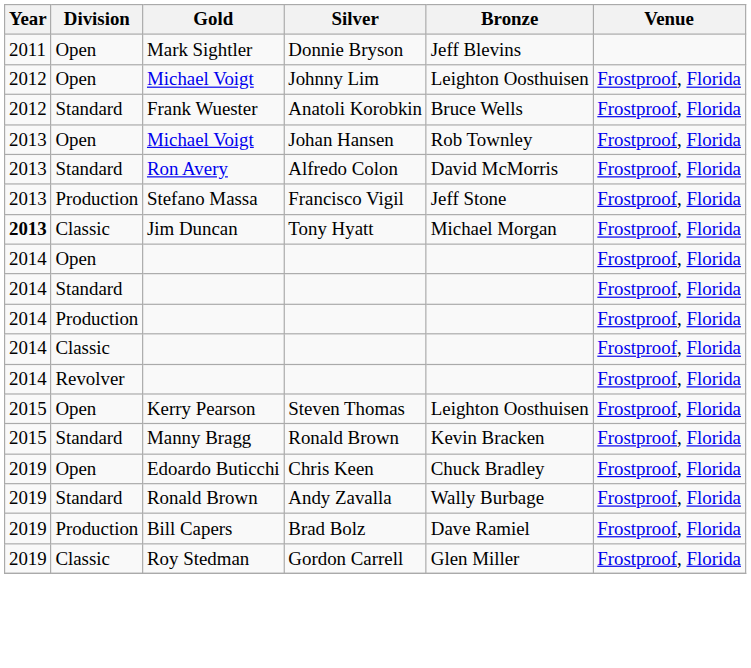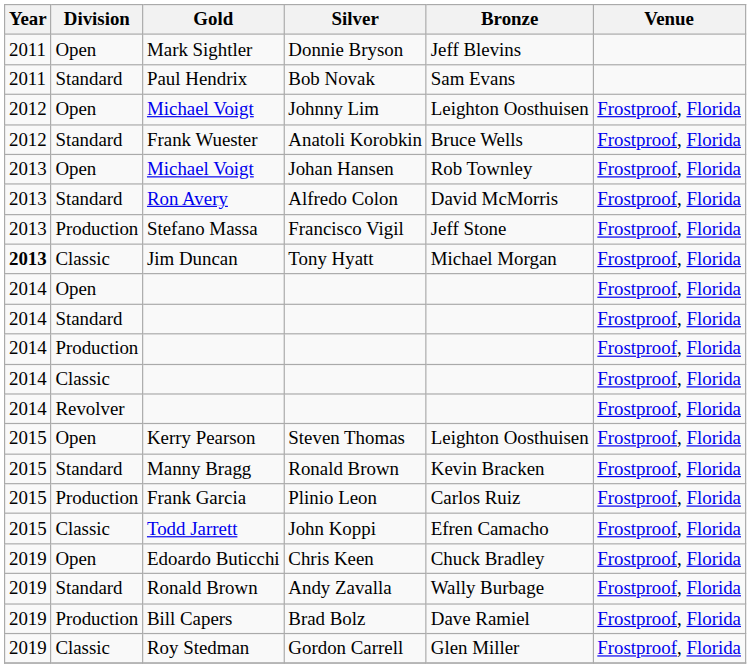+ row: (89, 79)
+ row: (97, 498)
+ row: (83, 528)
